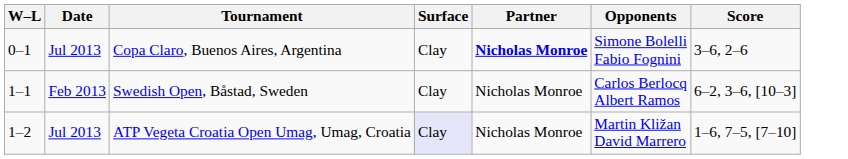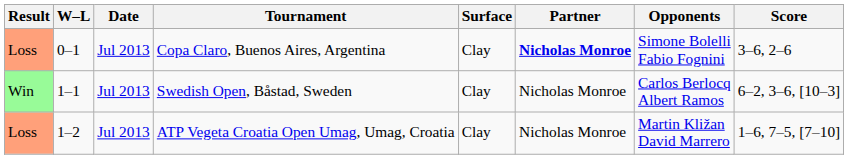+ column: (29, 16)
(77, 91) Feb 2013 -> (124, 91) Jul 2013
(432, 132) lavender background -> (476, 132) no background
